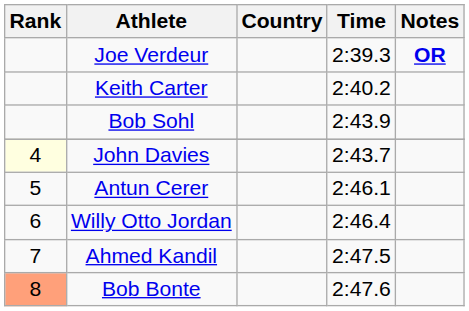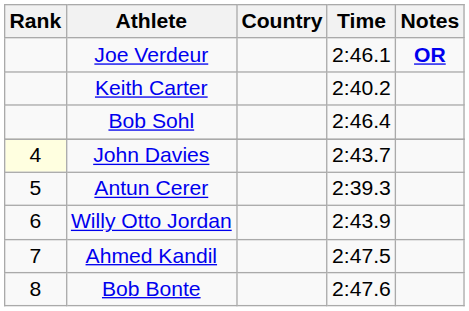(361, 54) 2:39.3 -> (361, 54) 2:46.1
(361, 121) 2:43.9 -> (361, 121) 2:46.4
(361, 188) 2:46.1 -> (361, 188) 2:39.3
(361, 222) 2:46.4 -> (361, 222) 2:43.9
(35, 289) lightsalmon background -> (35, 289) no background
